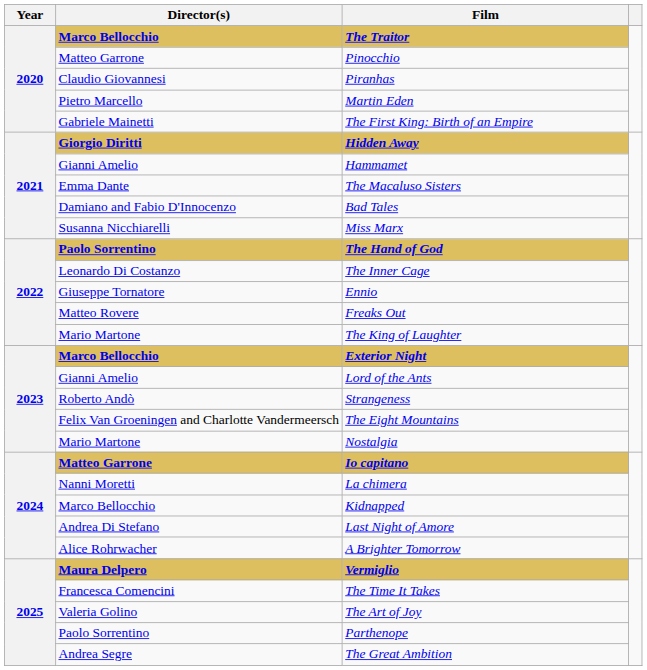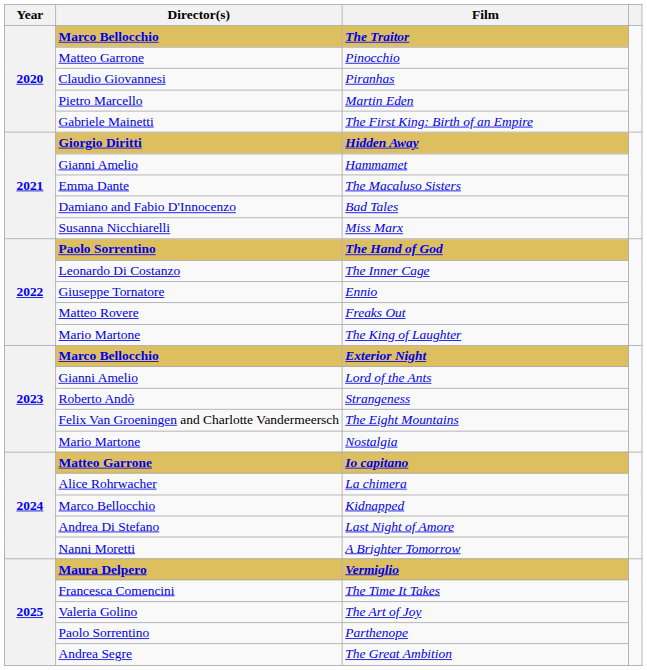(97, 484) Nanni Moretti -> (108, 484) Alice Rohrwacher
(108, 548) Alice Rohrwacher -> (97, 548) Nanni Moretti
